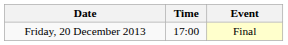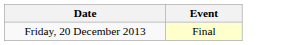- column: (186, 13)
